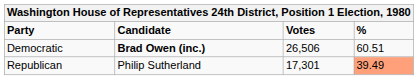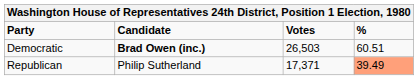(303, 48) 26,506 -> (303, 48) 26,503
(303, 65) 17,301 -> (303, 65) 17,371
